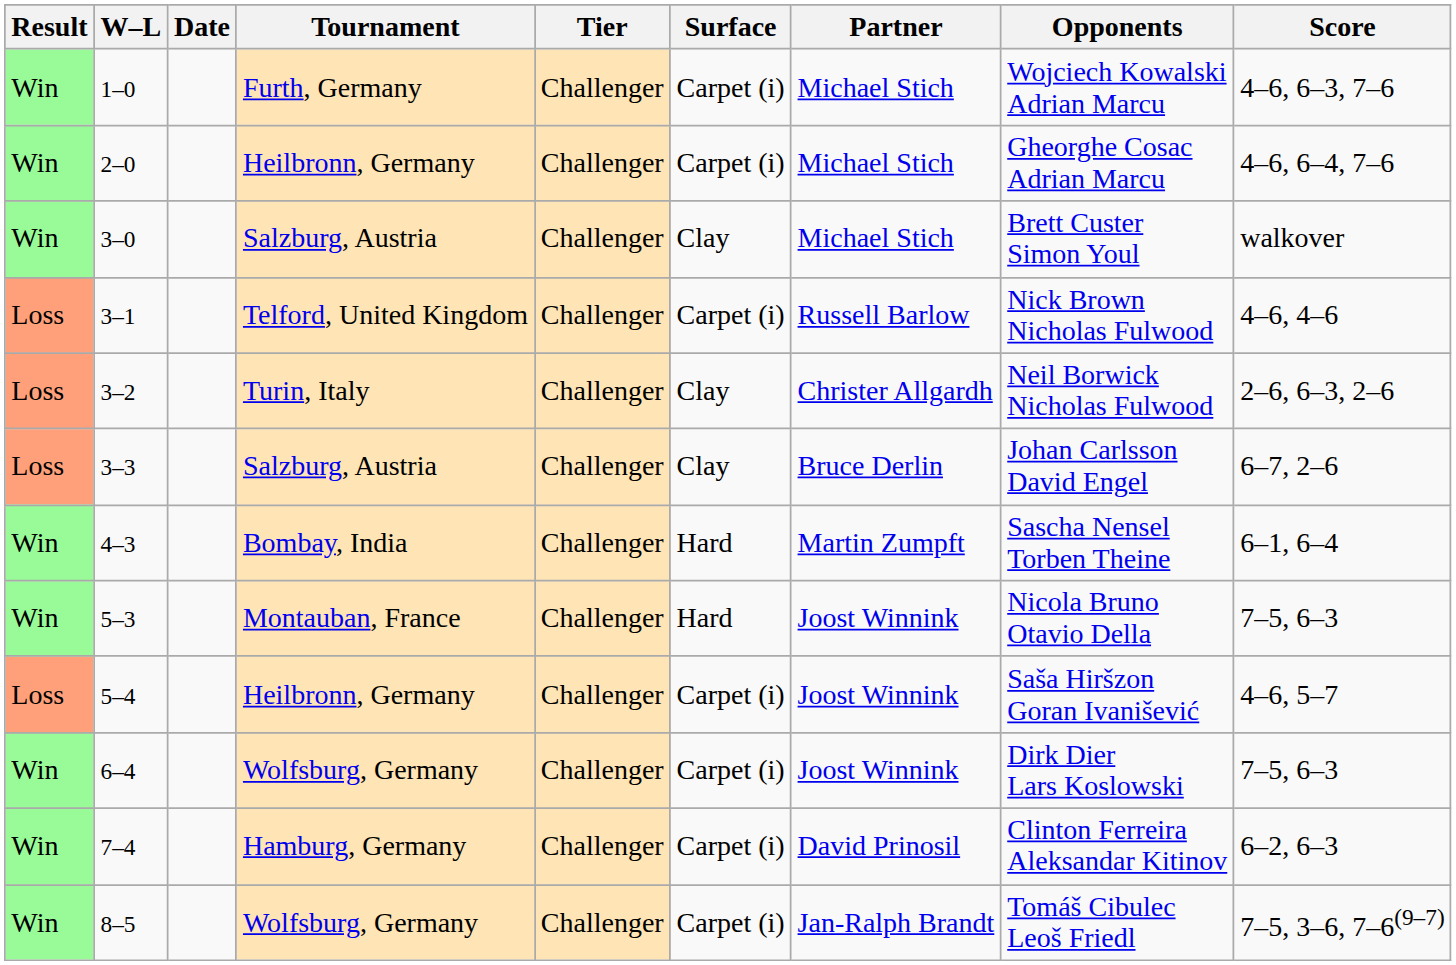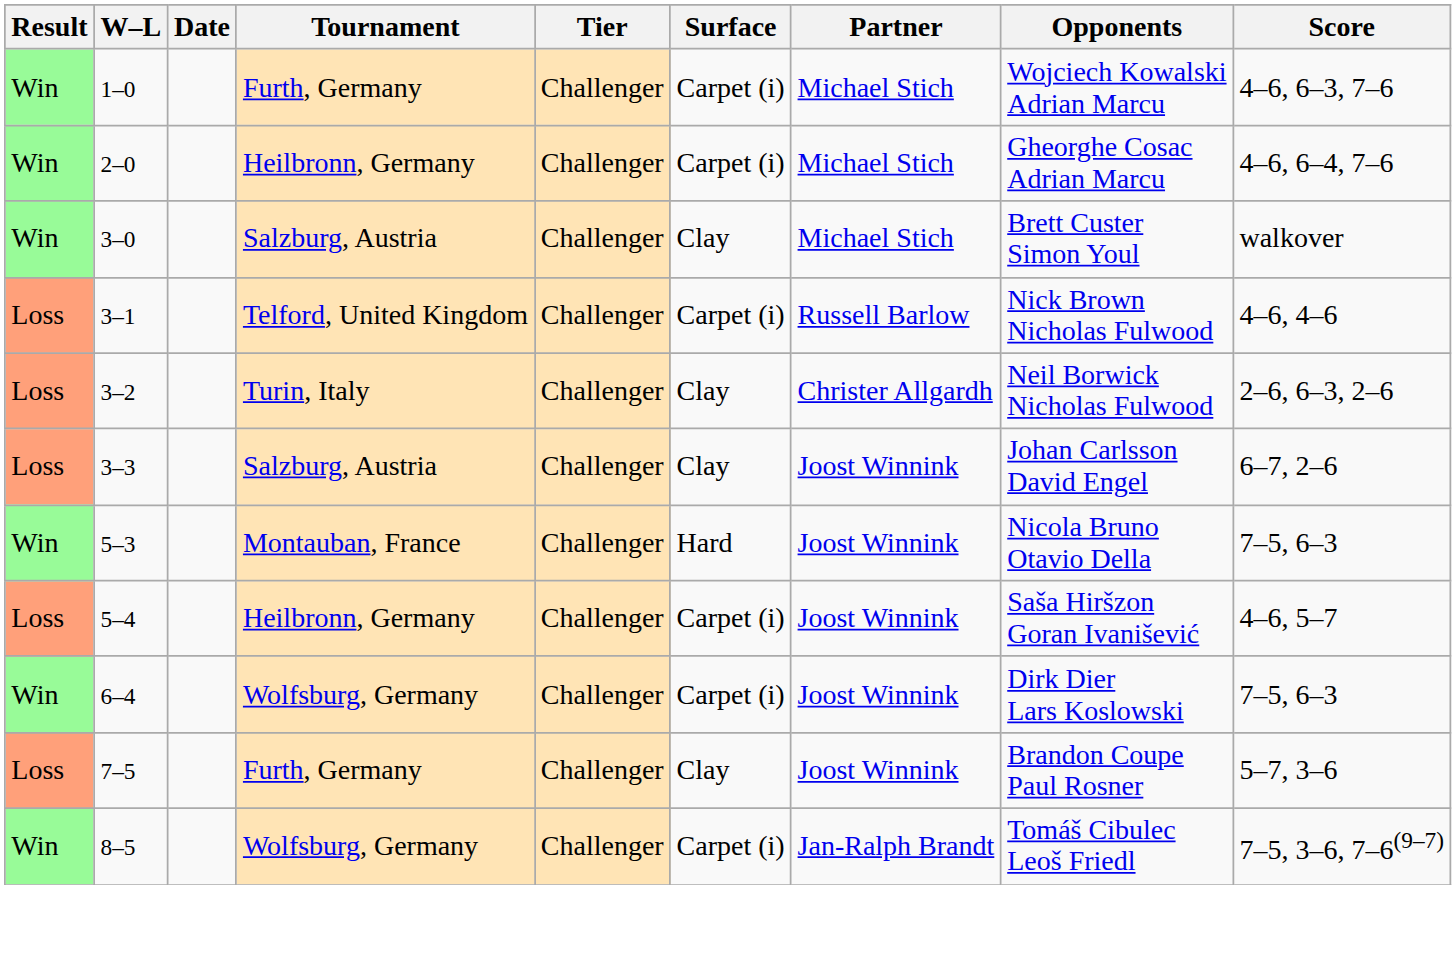(870, 466) Bruce Derlin -> (878, 466) Joost Winnink
- row: (118, 544)
- row: (118, 847)
+ row: (118, 771)
